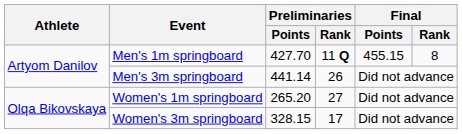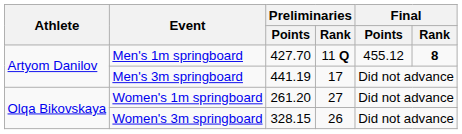(384, 56) 455.15 -> (384, 56) 455.12
(435, 56) normal -> (435, 56) bold
(291, 77) 441.14 -> (291, 77) 441.19
(335, 77) 26 -> (335, 77) 17
(291, 98) 265.20 -> (291, 98) 261.20
(335, 119) 17 -> (335, 119) 26
